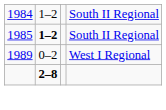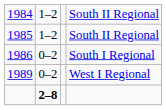(48, 34) bold -> (48, 34) normal
+ row: (20, 54)
